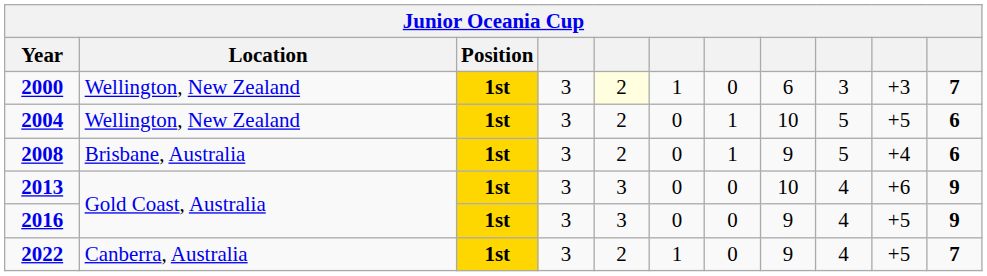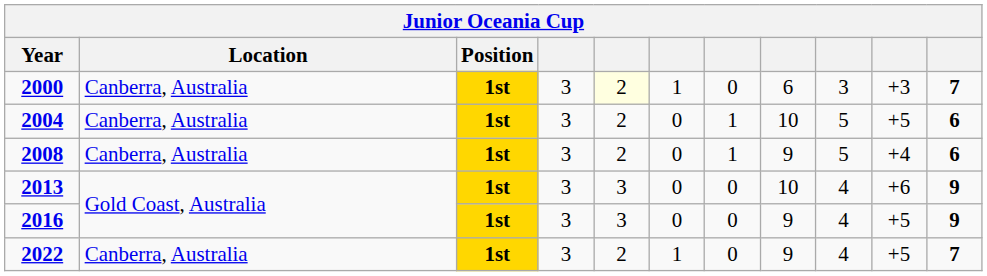(192, 87) Wellington, New Zealand -> (166, 87) Canberra, Australia
(192, 120) Wellington, New Zealand -> (166, 120) Canberra, Australia
(165, 154) Brisbane, Australia -> (166, 154) Canberra, Australia
